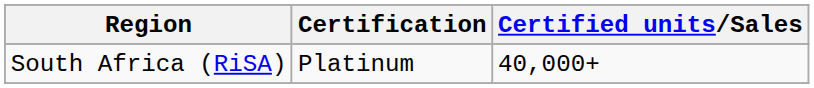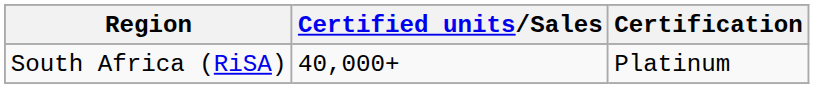columns swapped: (392, 25) <-> (650, 25)
